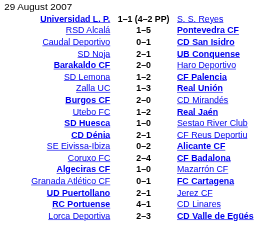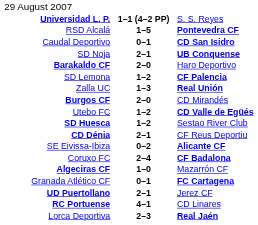(198, 111) Real Jaén -> (215, 111) CD Valle de Egüés
(144, 123) 1–0 -> (144, 123) 1–2
(215, 216) CD Valle de Egüés -> (198, 216) Real Jaén
